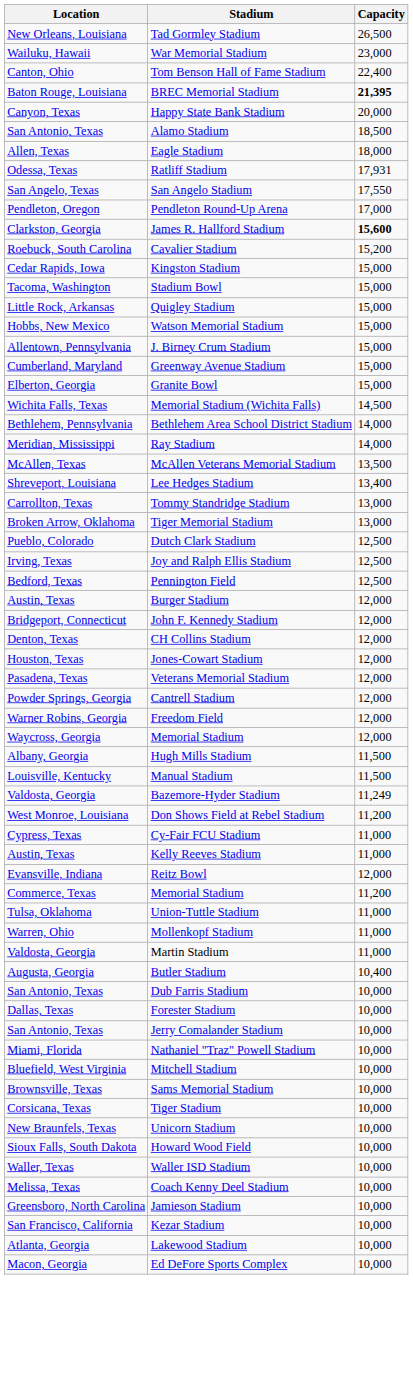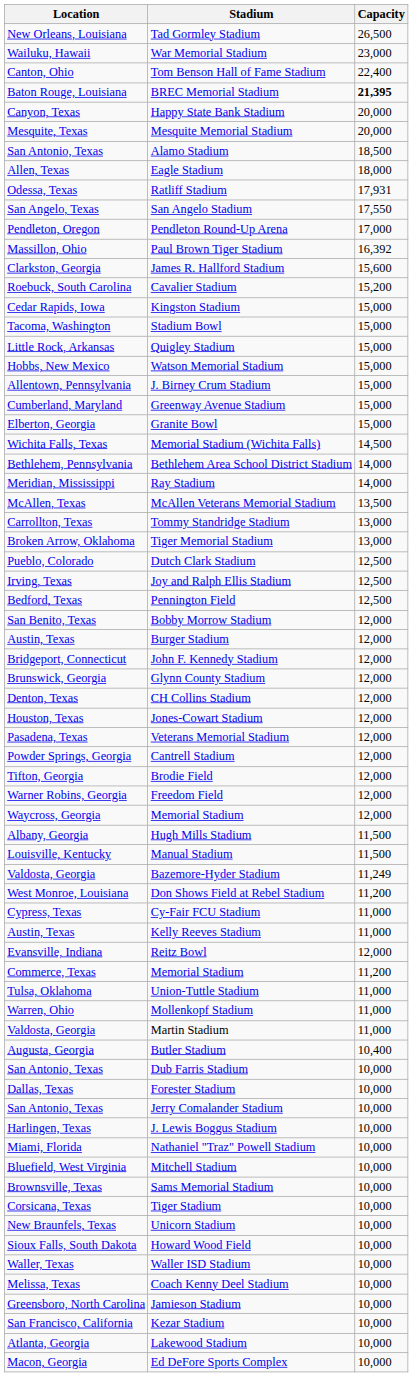+ row: (47, 131)
+ row: (47, 248)
(375, 229) bold -> (375, 268) normal
- row: (62, 483)
+ row: (52, 619)
+ row: (57, 678)
+ row: (45, 776)
+ row: (49, 1127)
